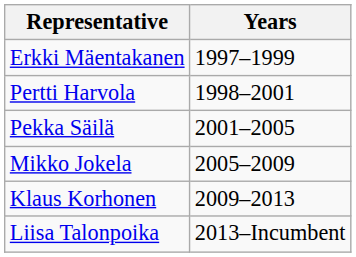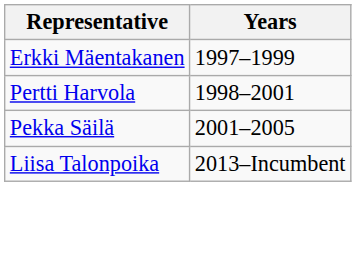- row: (71, 163)
- row: (83, 198)
